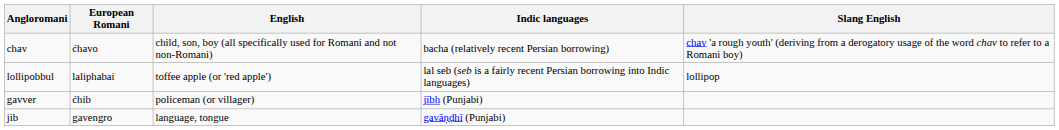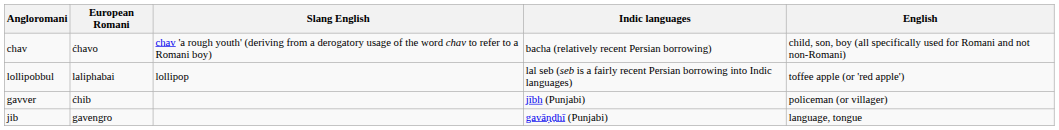columns swapped: (287, 19) <-> (869, 19)
